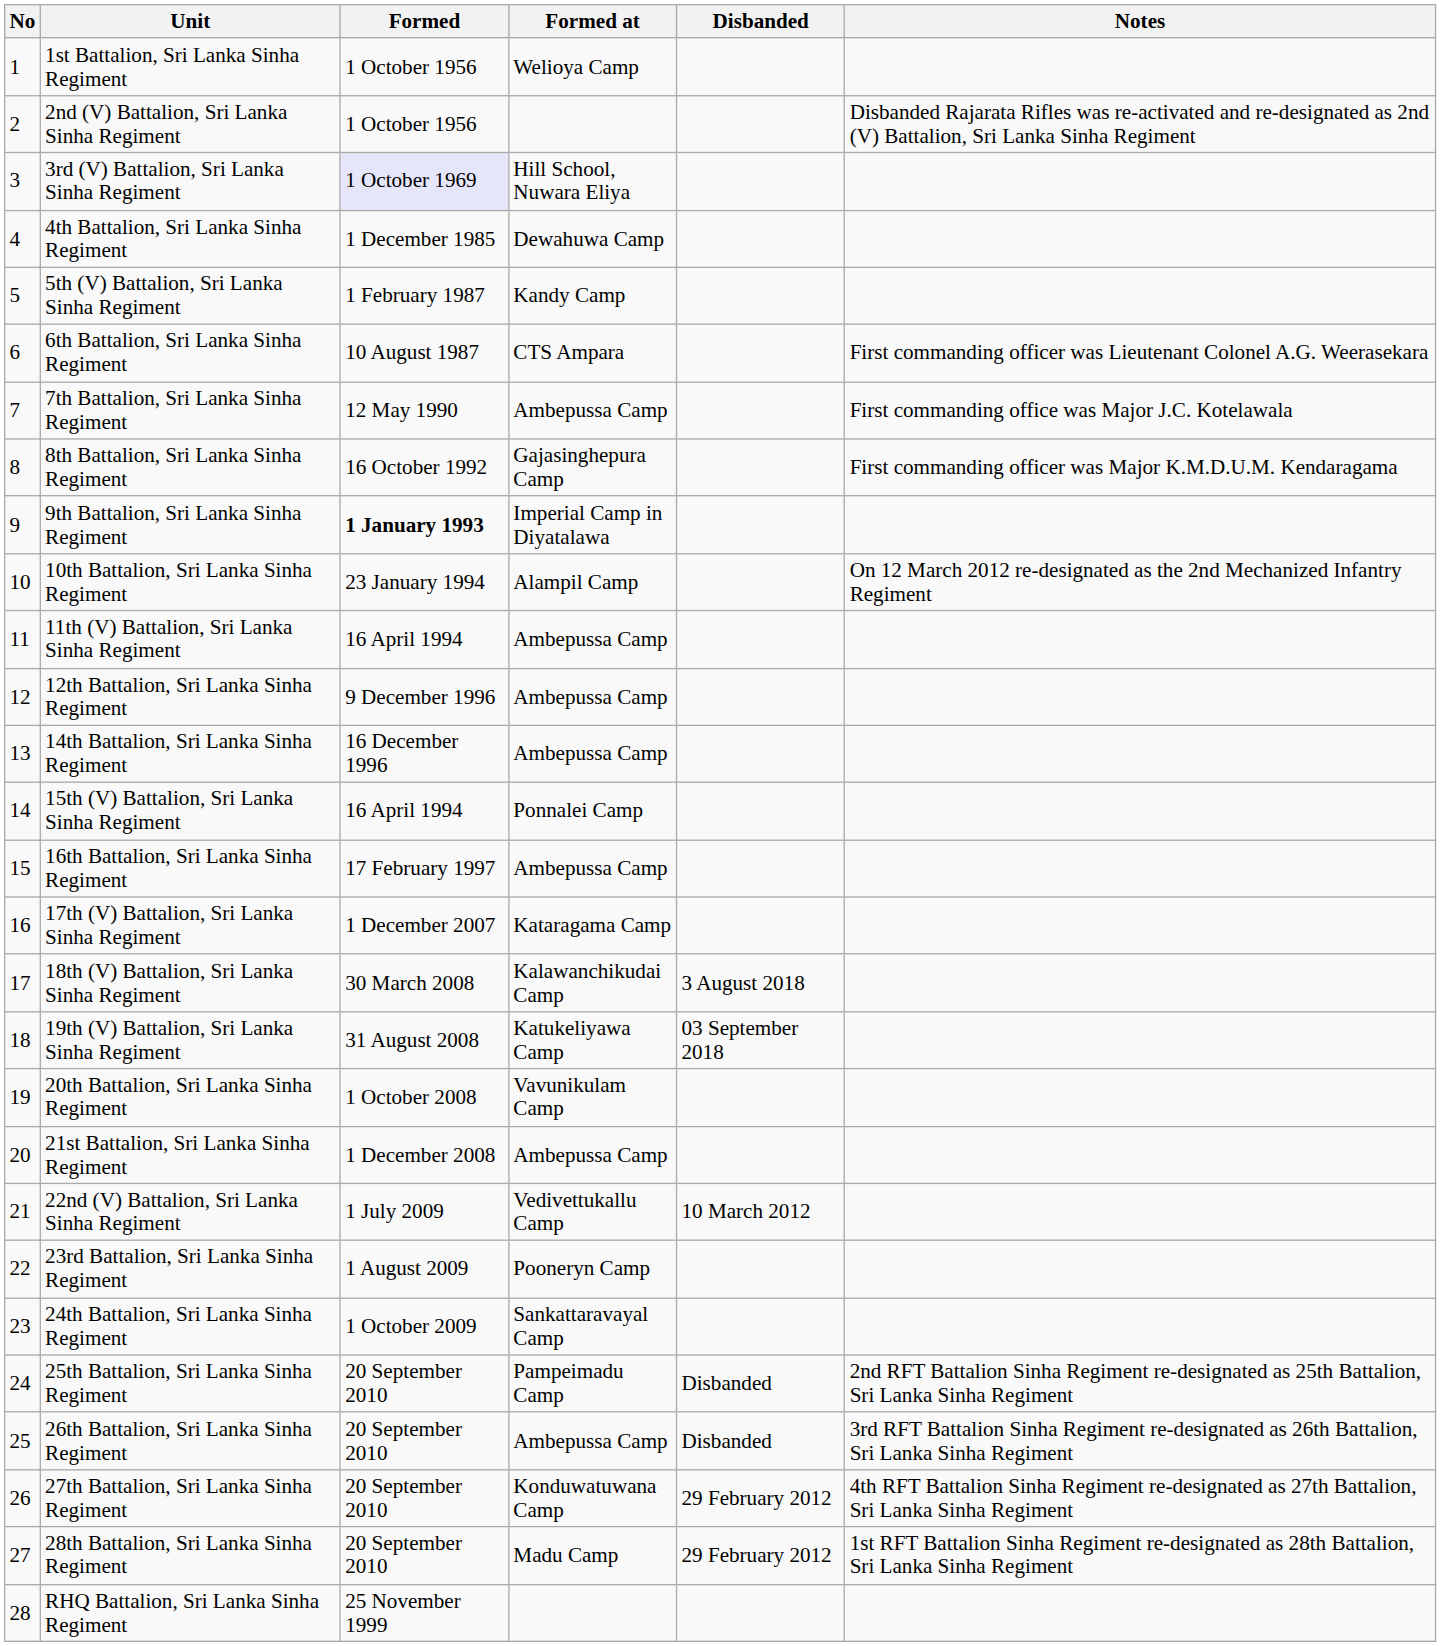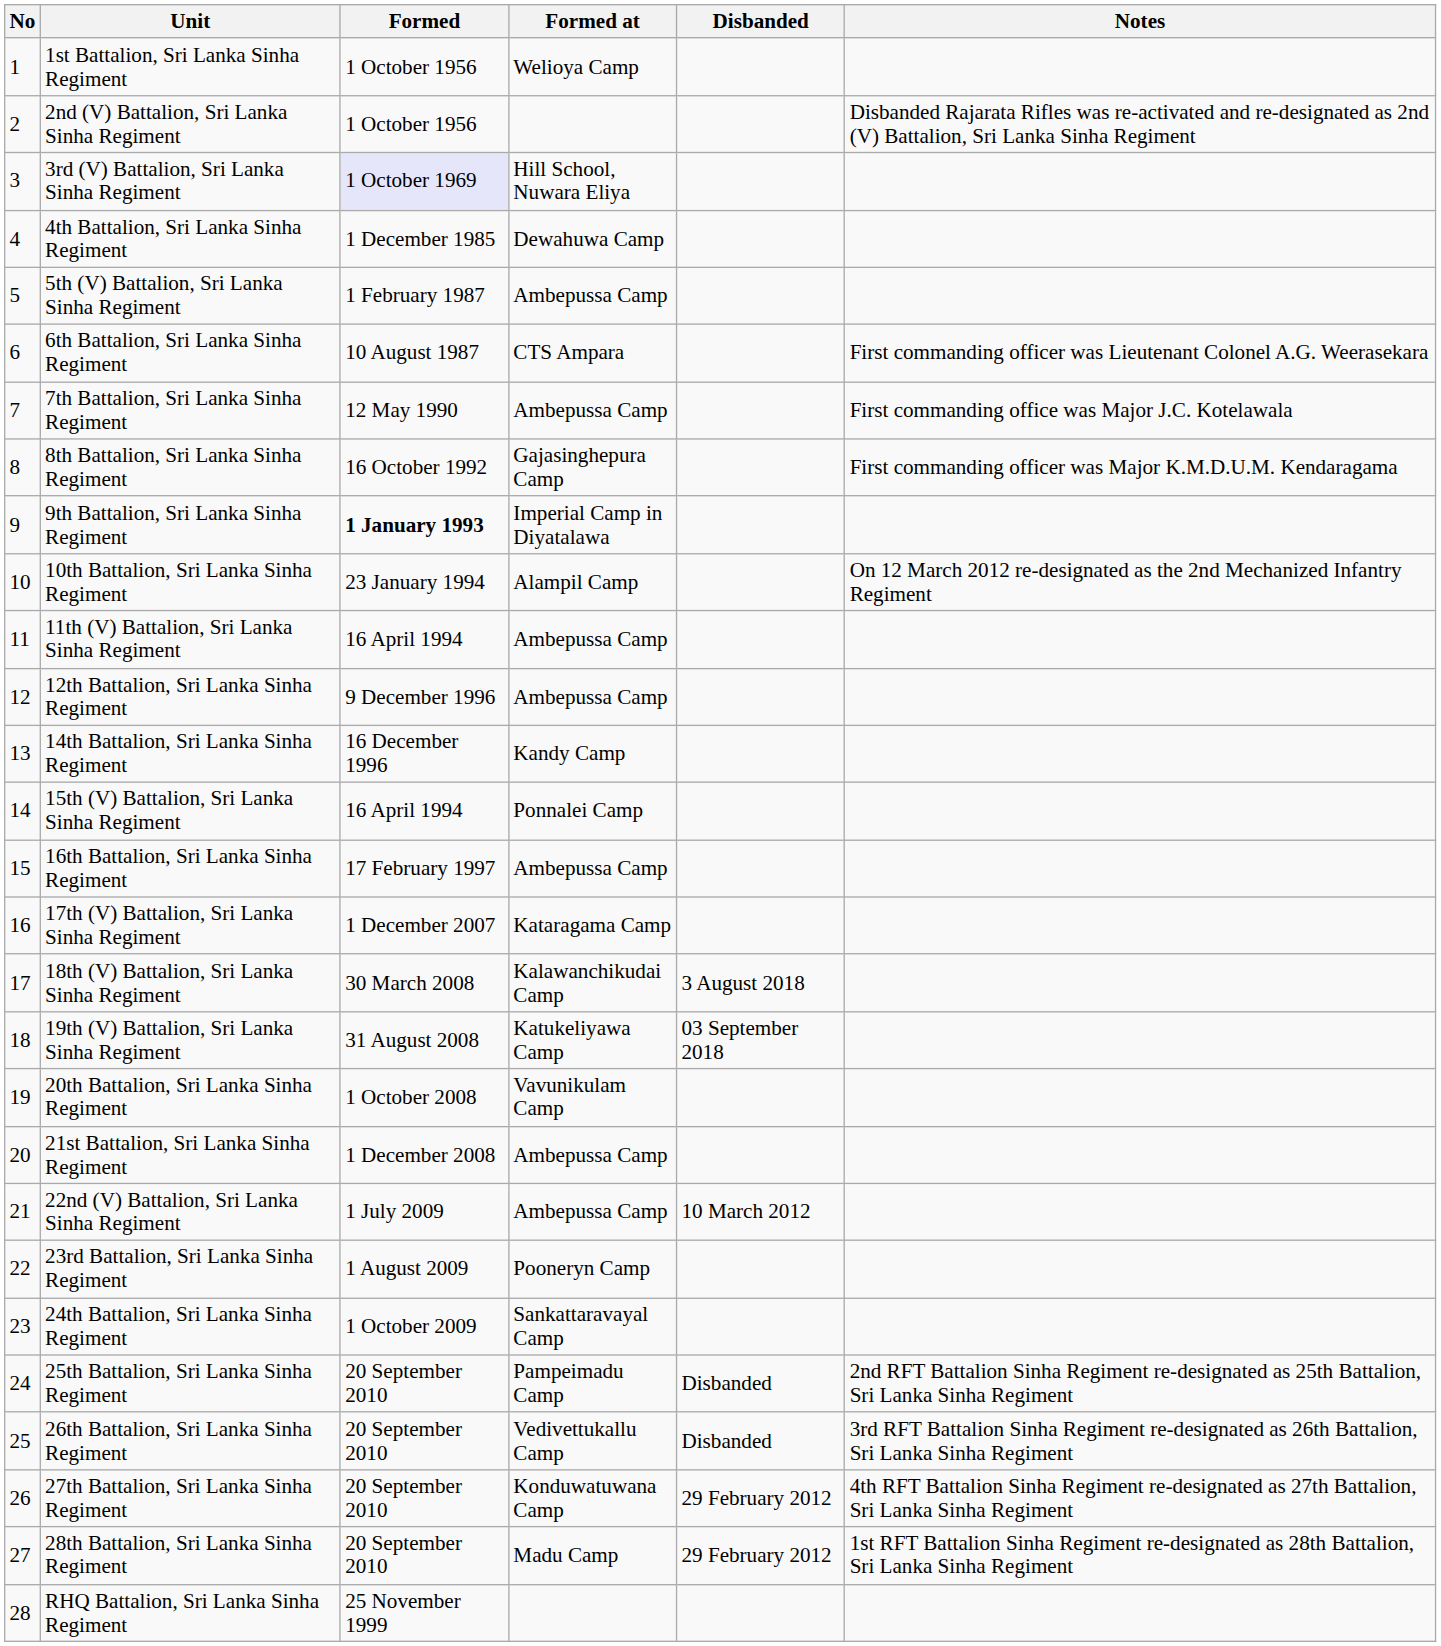(569, 295) Kandy Camp -> (590, 295) Ambepussa Camp
(590, 753) Ambepussa Camp -> (569, 753) Kandy Camp
(575, 1211) Vedivettukallu Camp -> (590, 1211) Ambepussa Camp
(590, 1440) Ambepussa Camp -> (575, 1440) Vedivettukallu Camp
